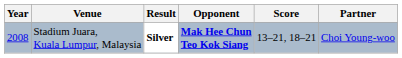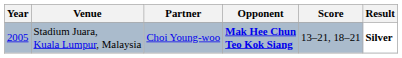columns swapped: (358, 13) <-> (161, 13)
(18, 37) 2008 -> (18, 37) 2005
